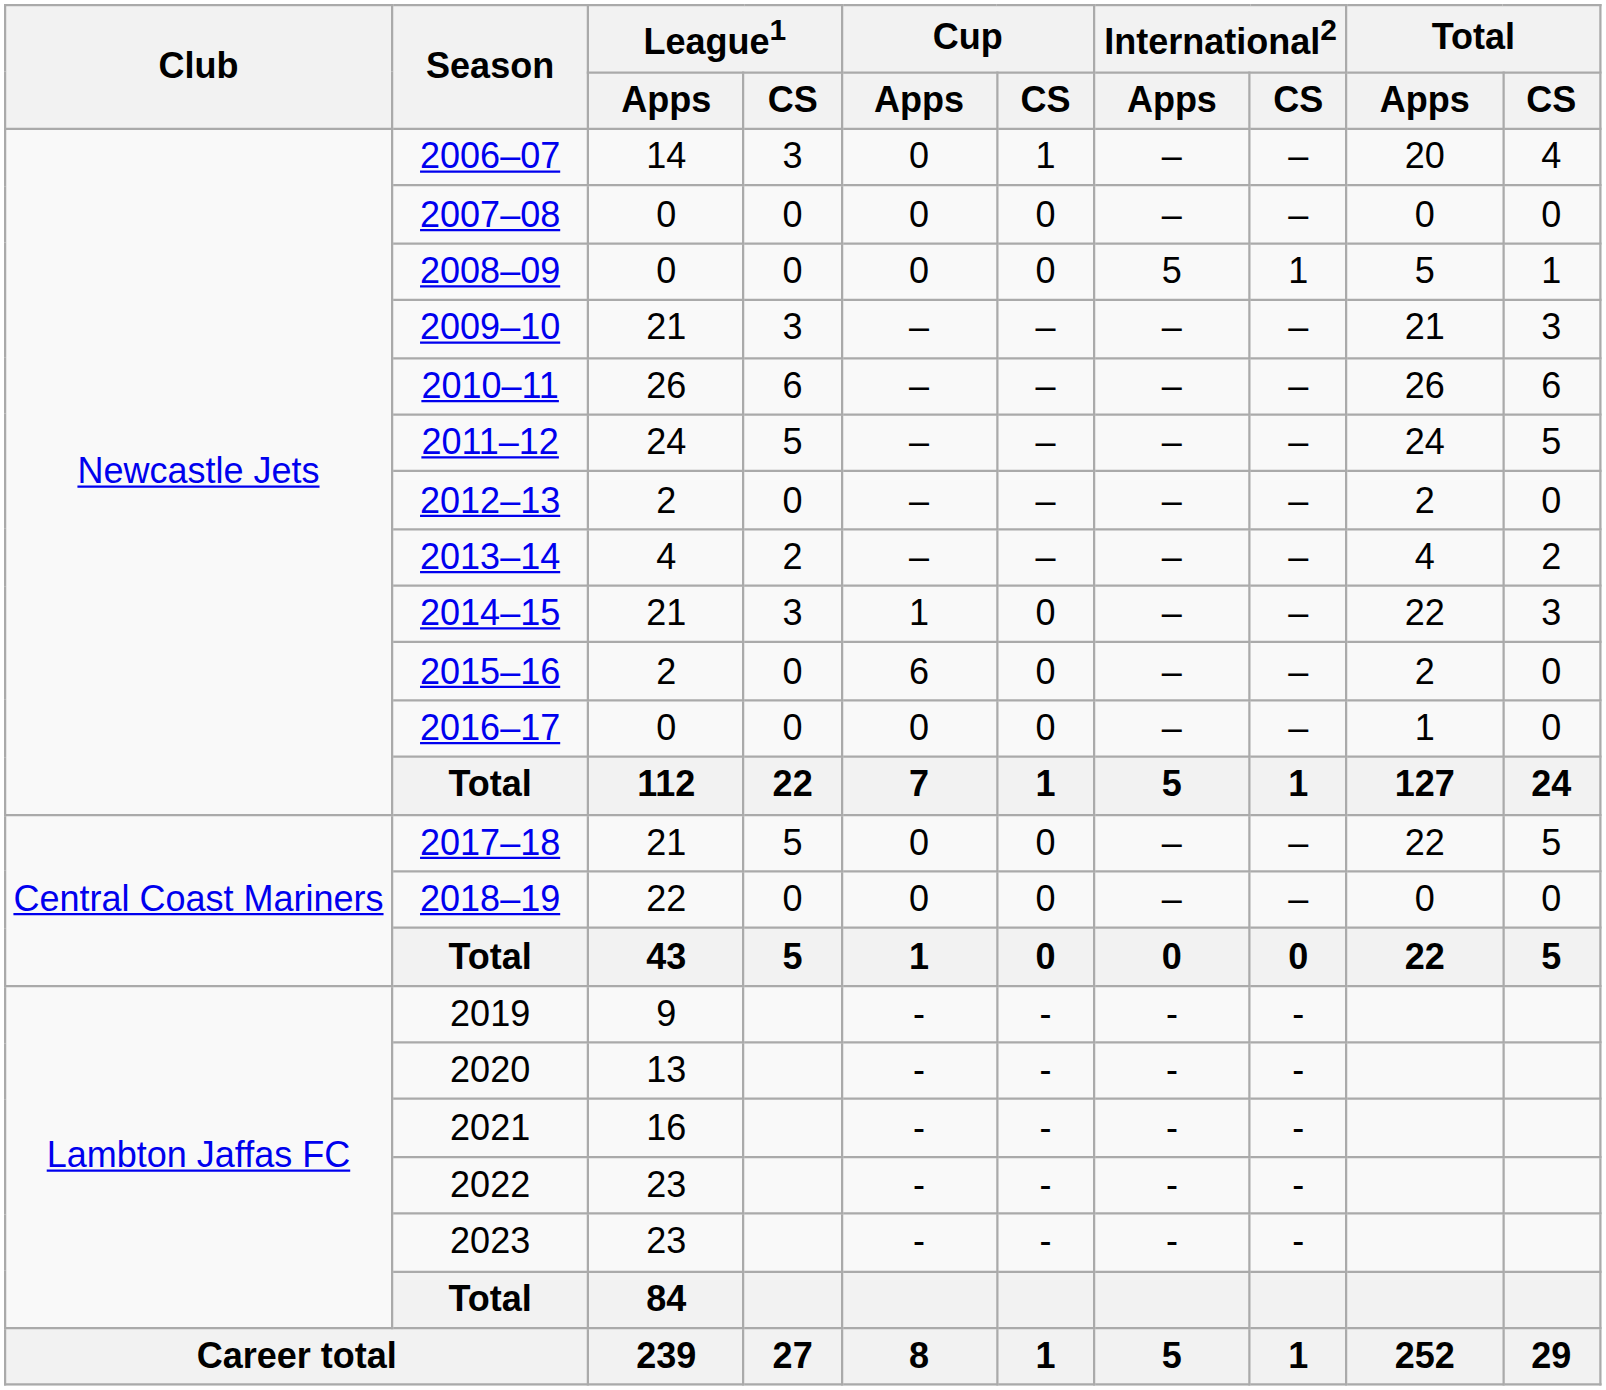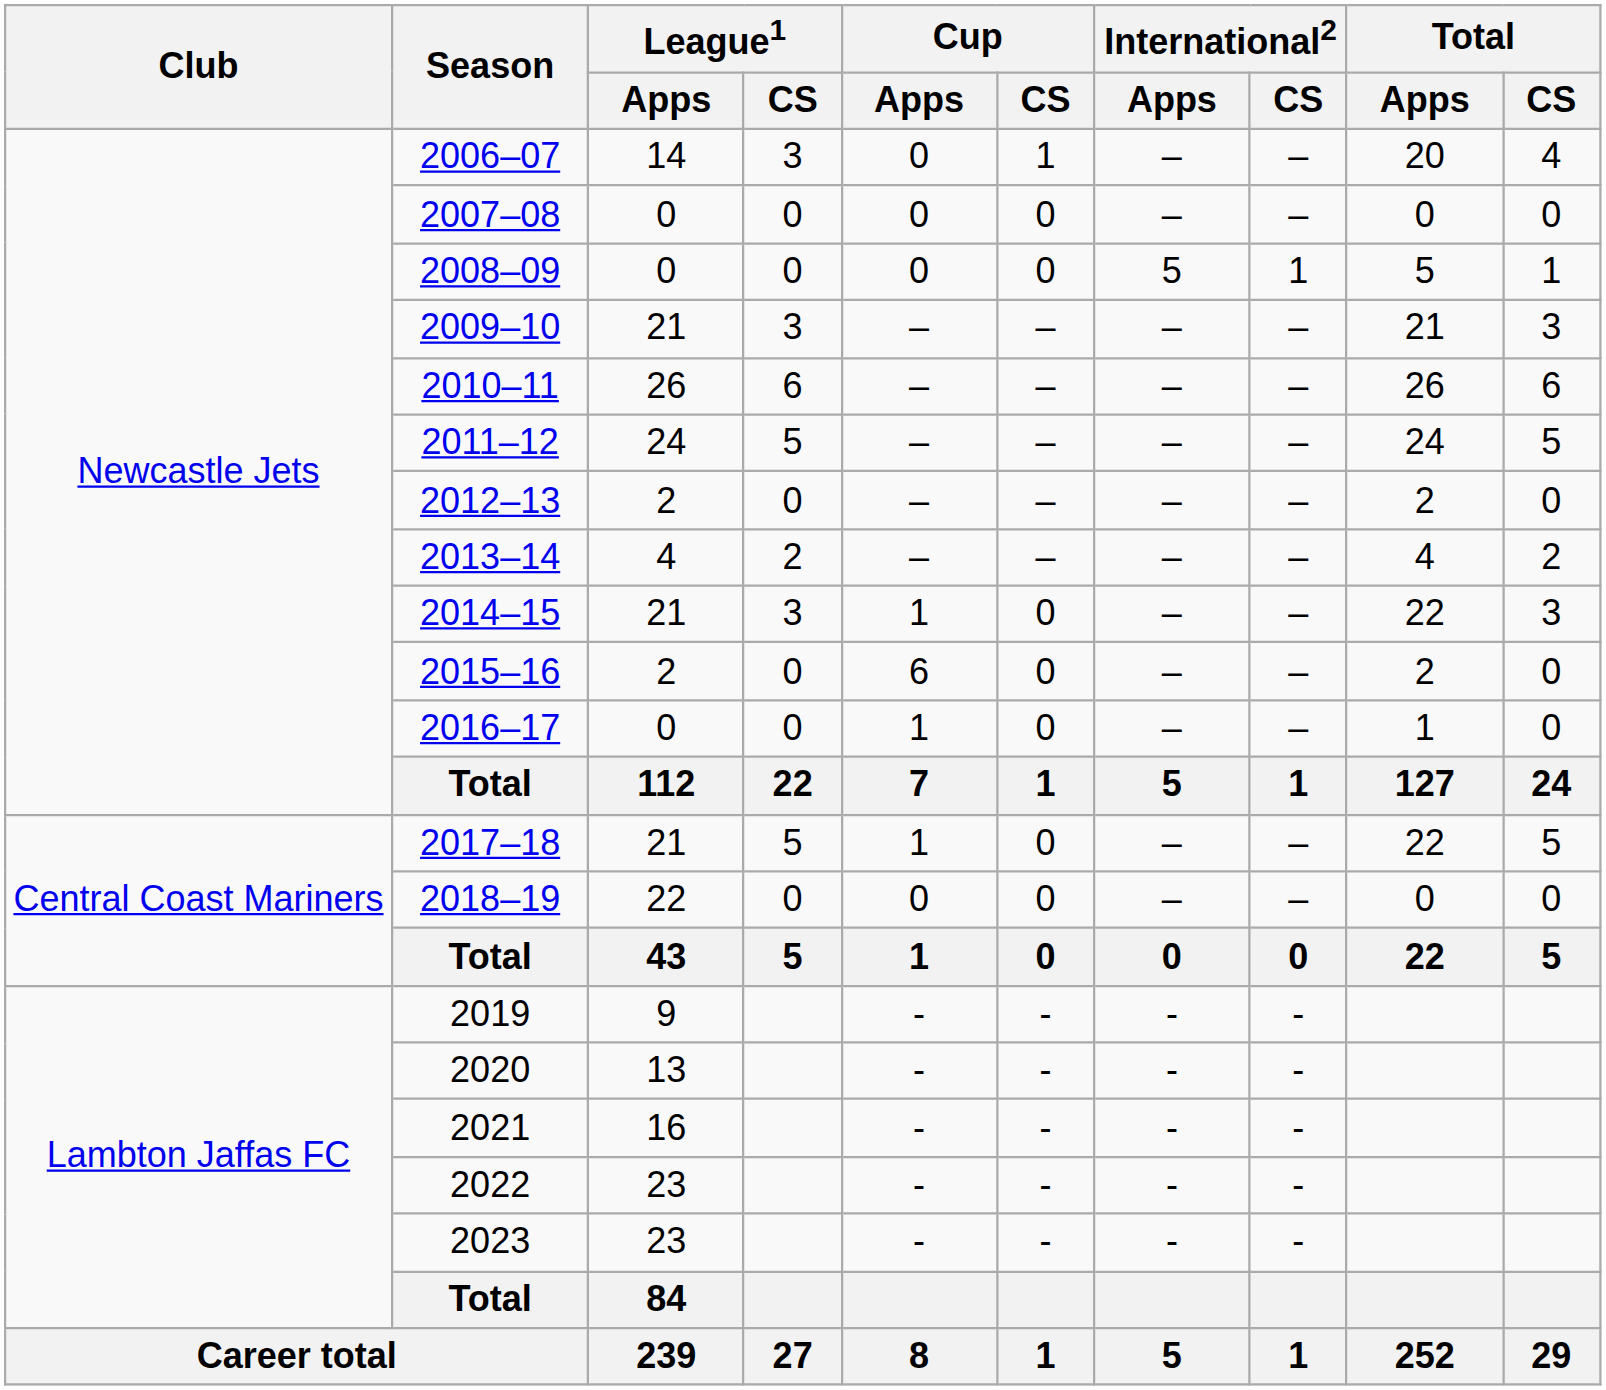(919, 727) 0 -> (919, 727) 1
(919, 842) 0 -> (919, 842) 1
